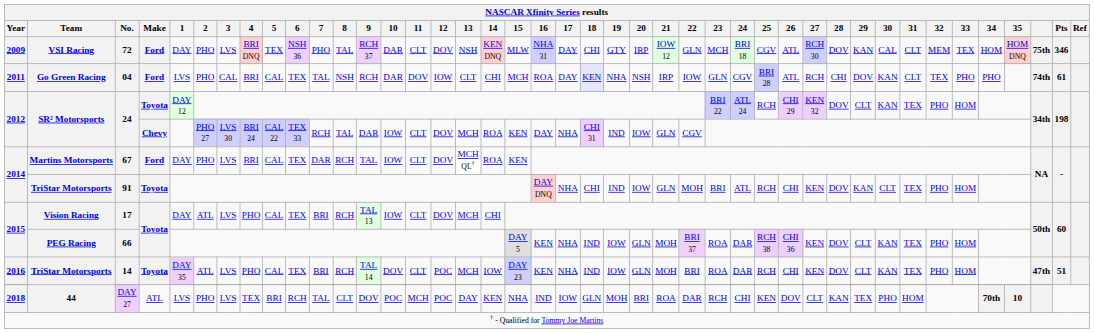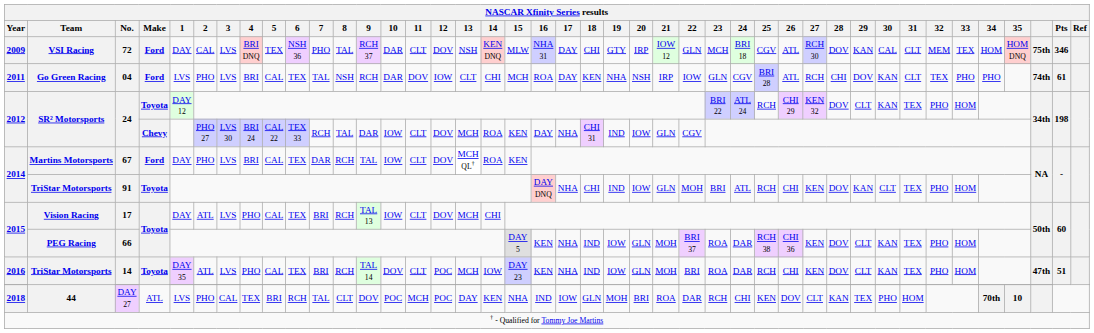(205, 50) PHO -> (205, 50) CAL
(228, 77) CAL -> (228, 77) LVS
(592, 77) lavender background -> (592, 77) no background
(228, 298) LVS -> (228, 298) CAL
